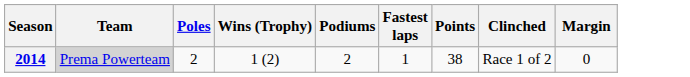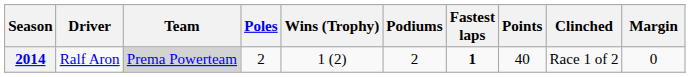+ column: (90, 25)
(405, 59) normal -> (472, 59) bold
(455, 59) 38 -> (522, 59) 40
